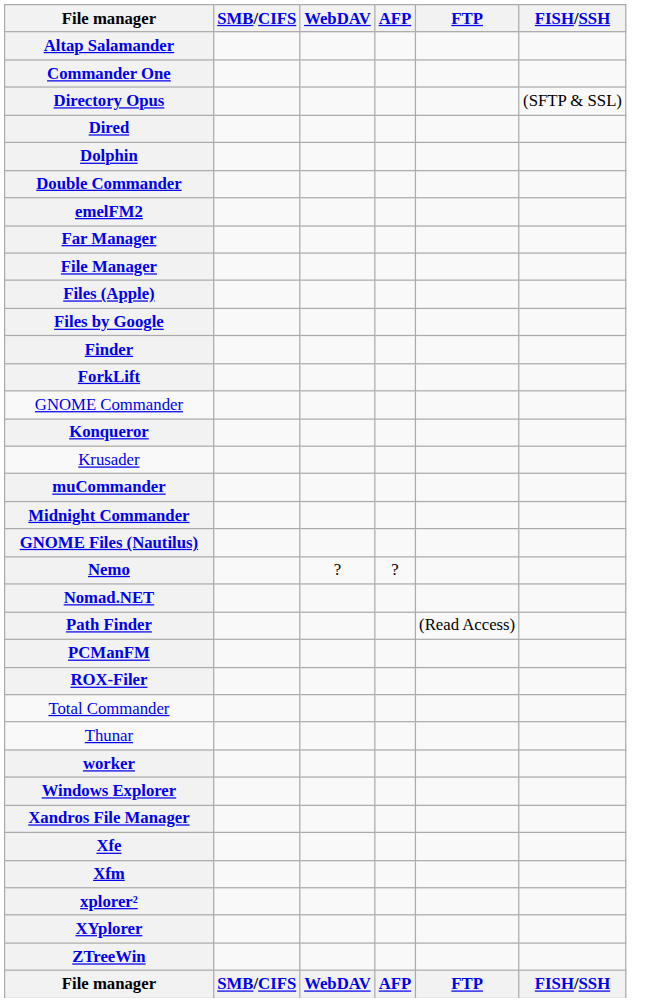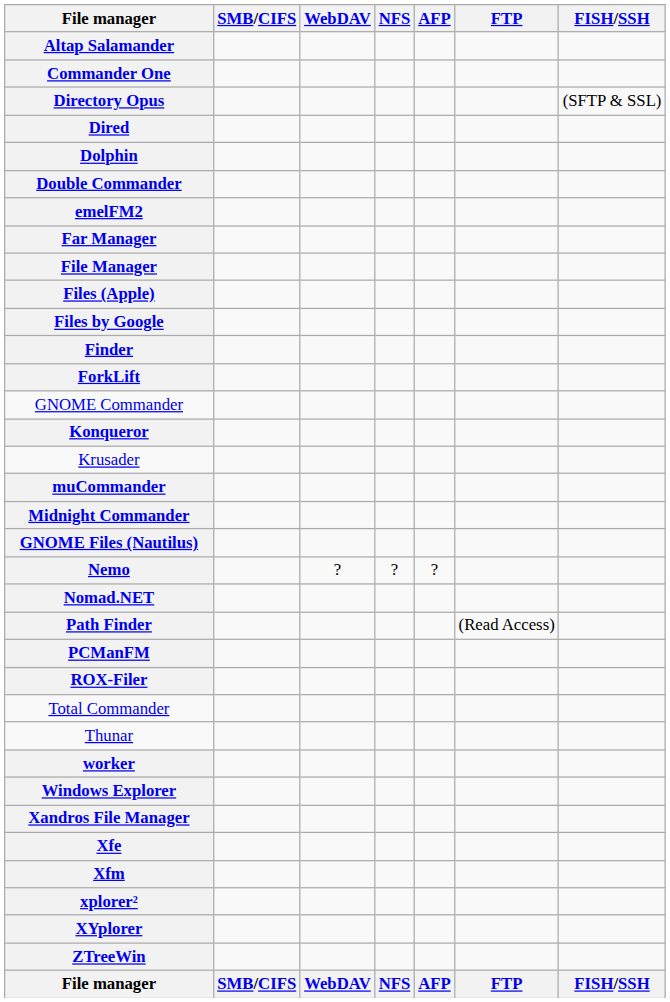+ column: (394, 17)
